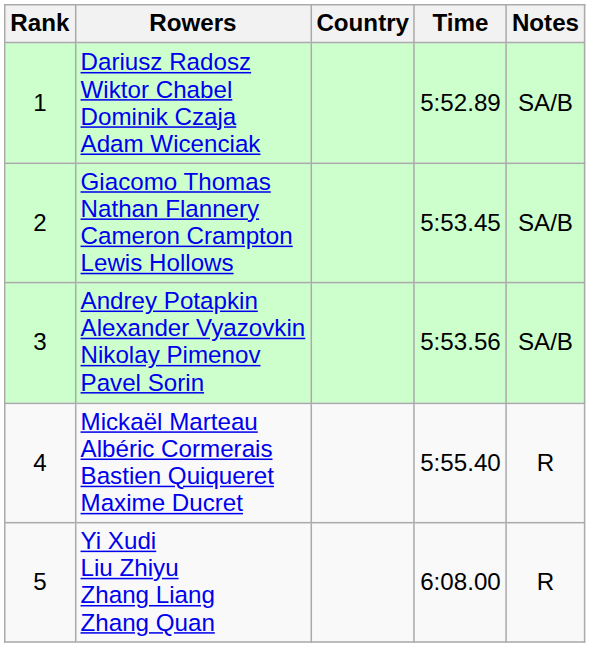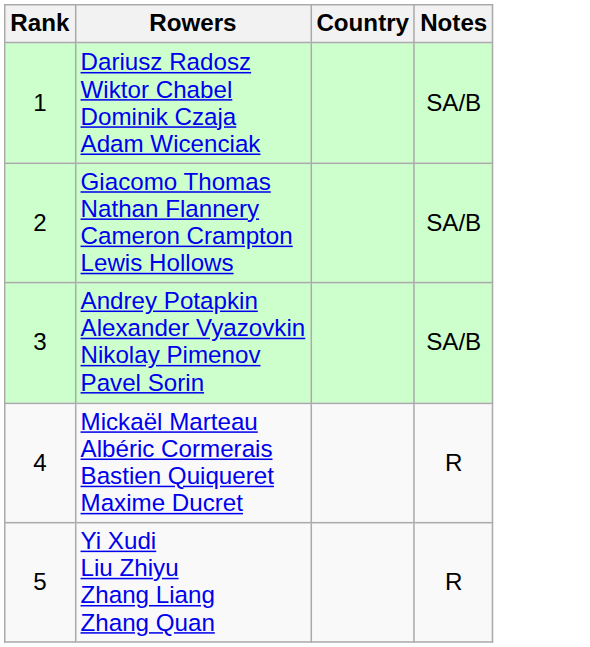- column: (460, 23)
